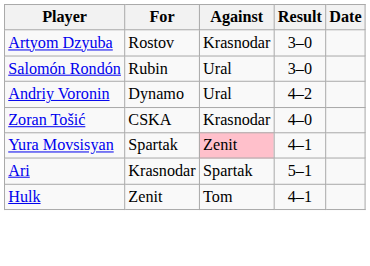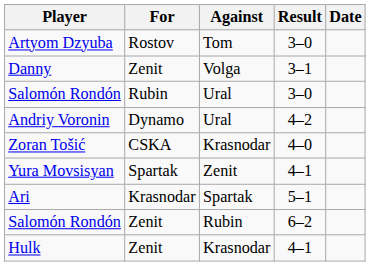(237, 42) Krasnodar -> (218, 42) Tom
+ row: (30, 68)
(220, 145) pink background -> (220, 171) no background
+ row: (65, 222)
(218, 196) Tom -> (237, 247) Krasnodar
